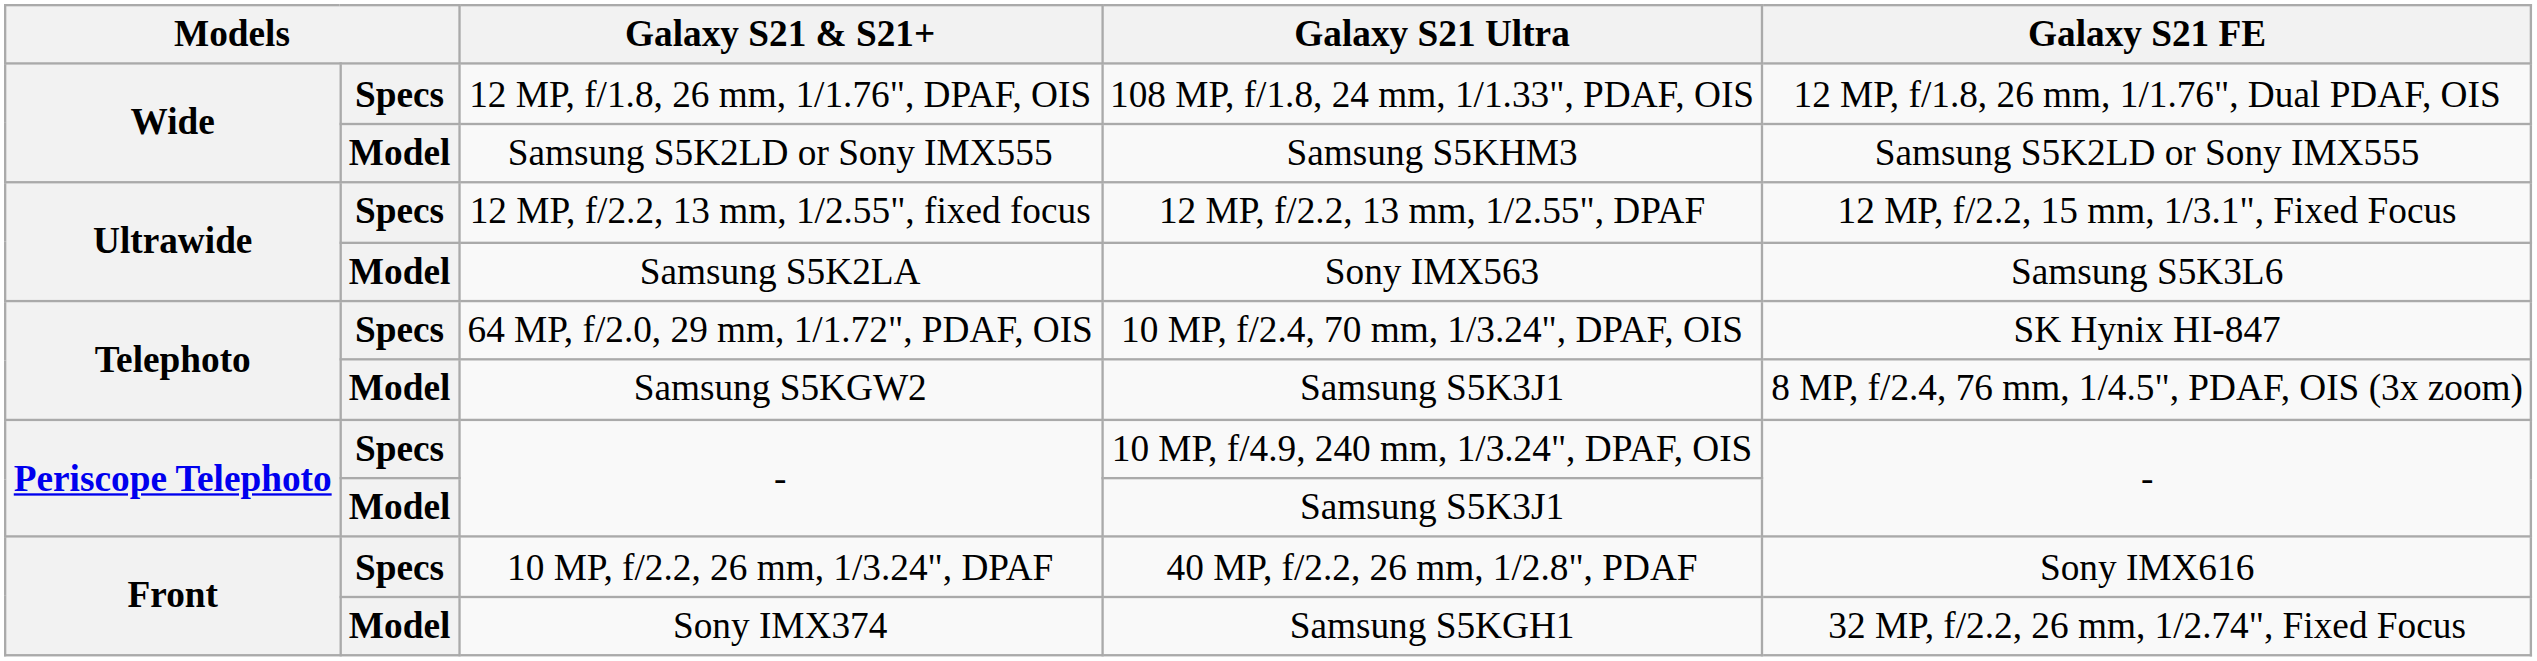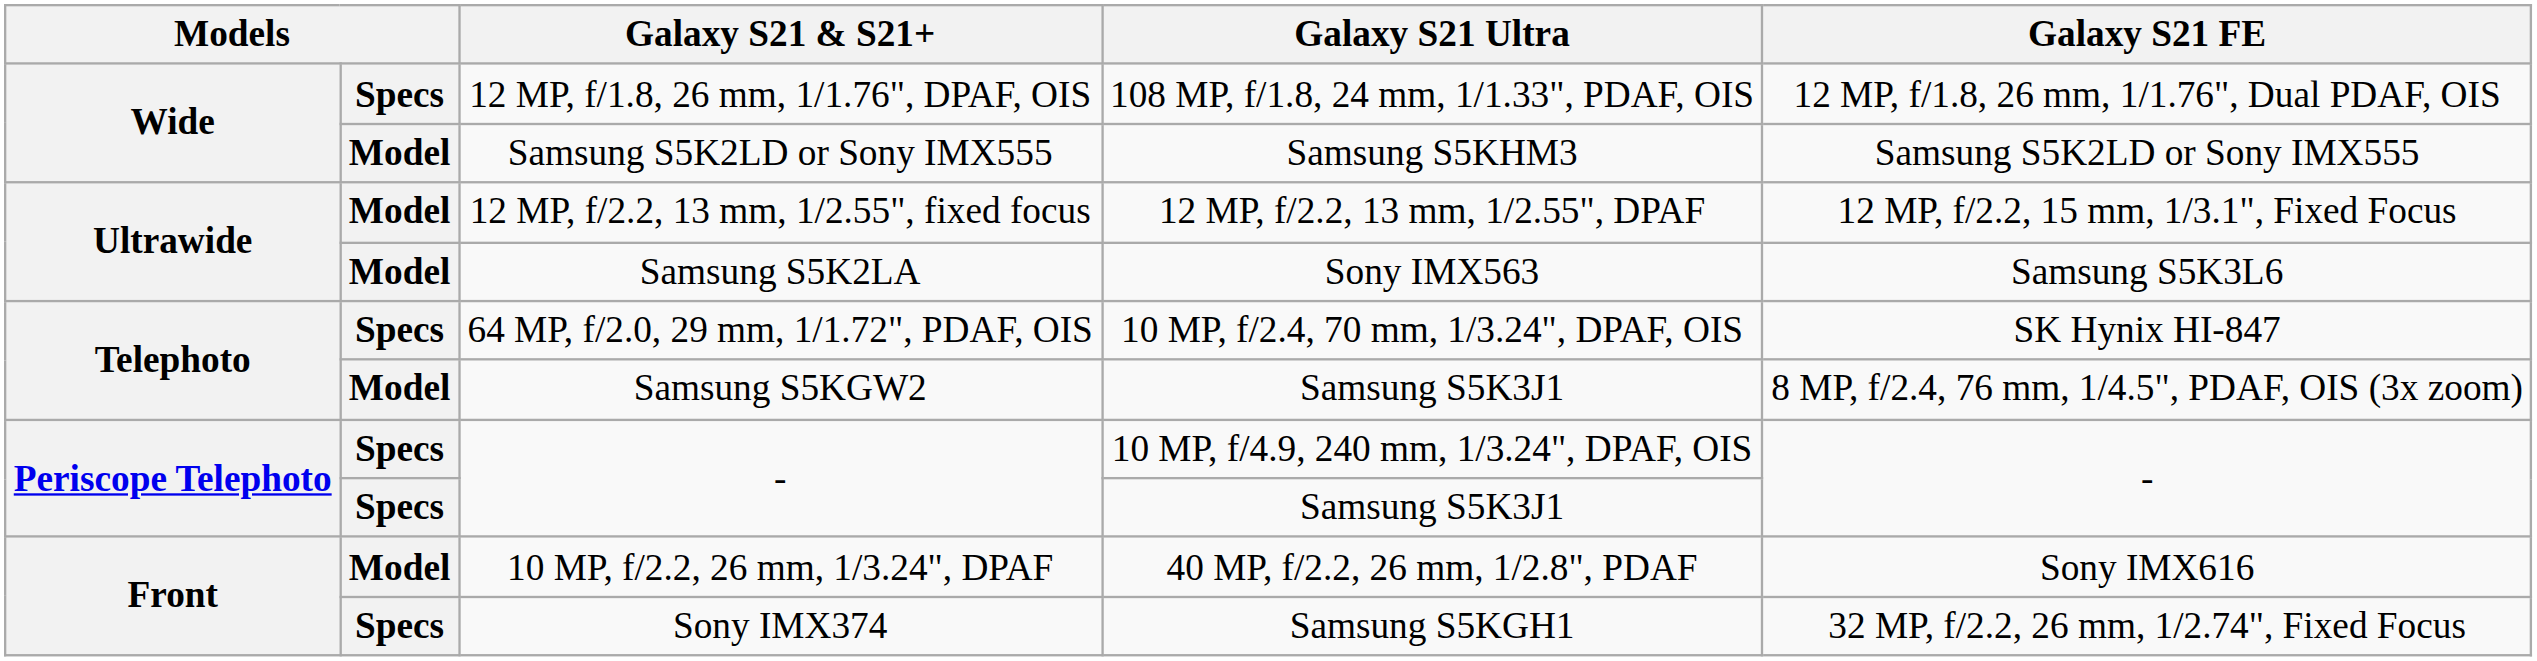(400, 211) Specs -> (400, 211) Model
(400, 507) Model -> (400, 507) Specs
(400, 566) Specs -> (400, 566) Model
(400, 625) Model -> (400, 625) Specs
